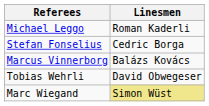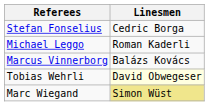rows swapped: (54, 45) <-> (45, 29)
(157, 77) no background -> (157, 77) lightyellow background
